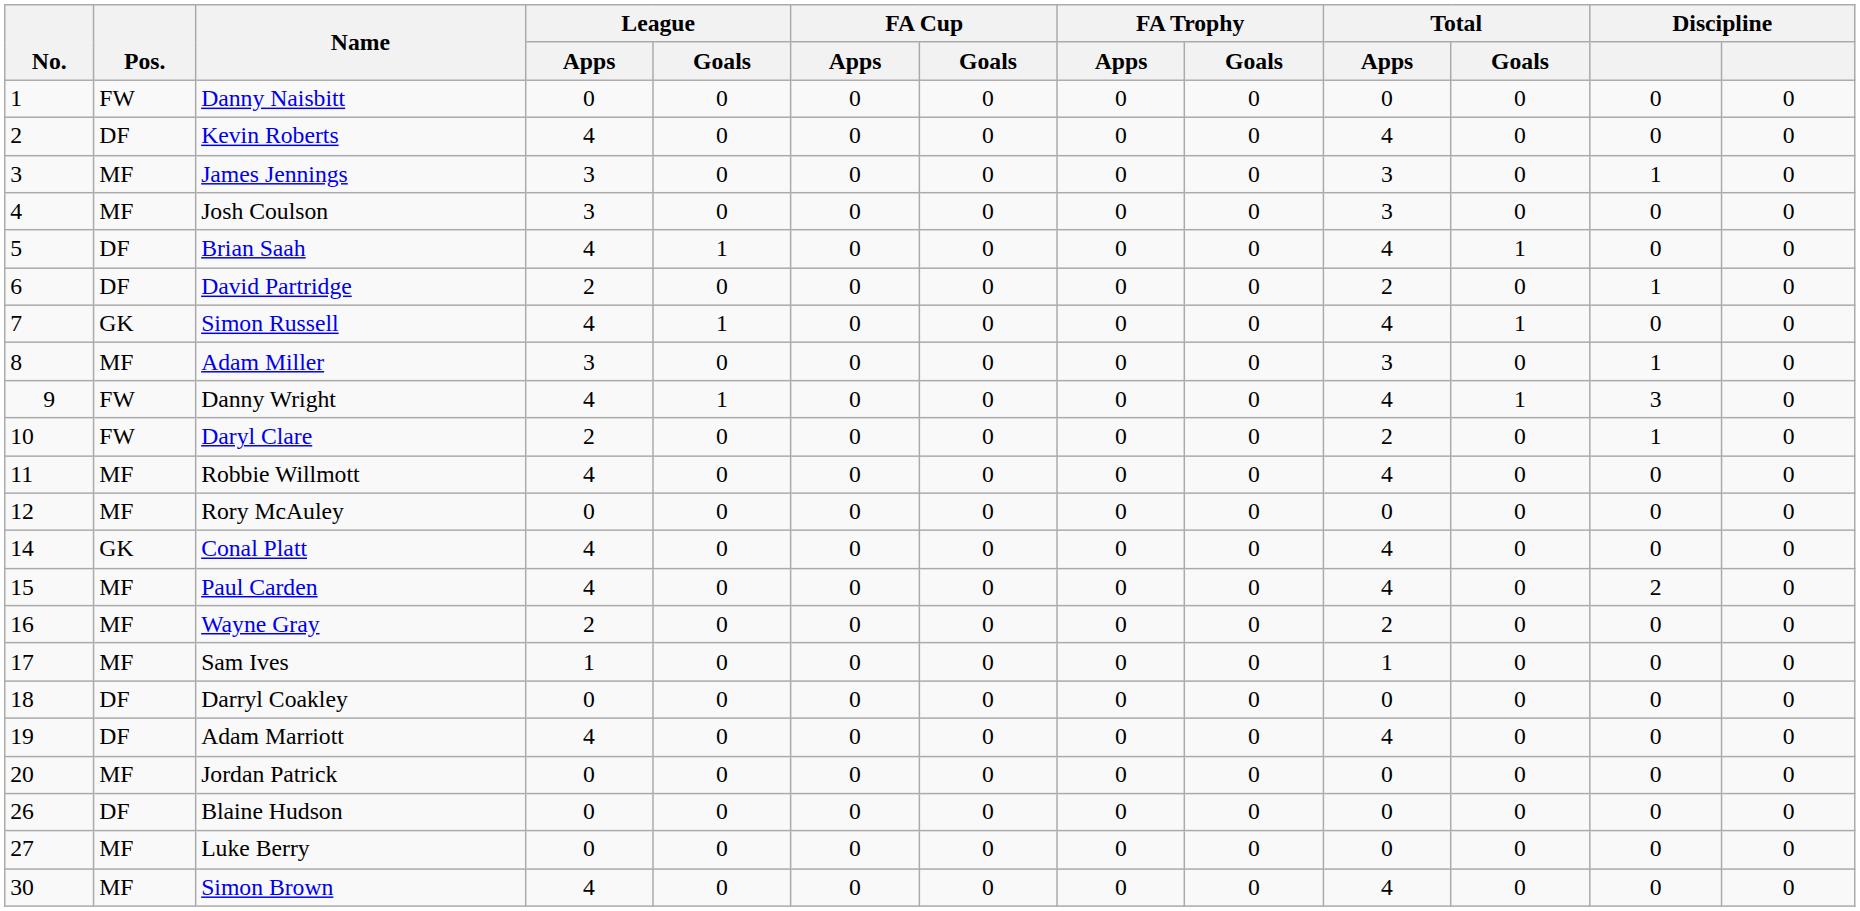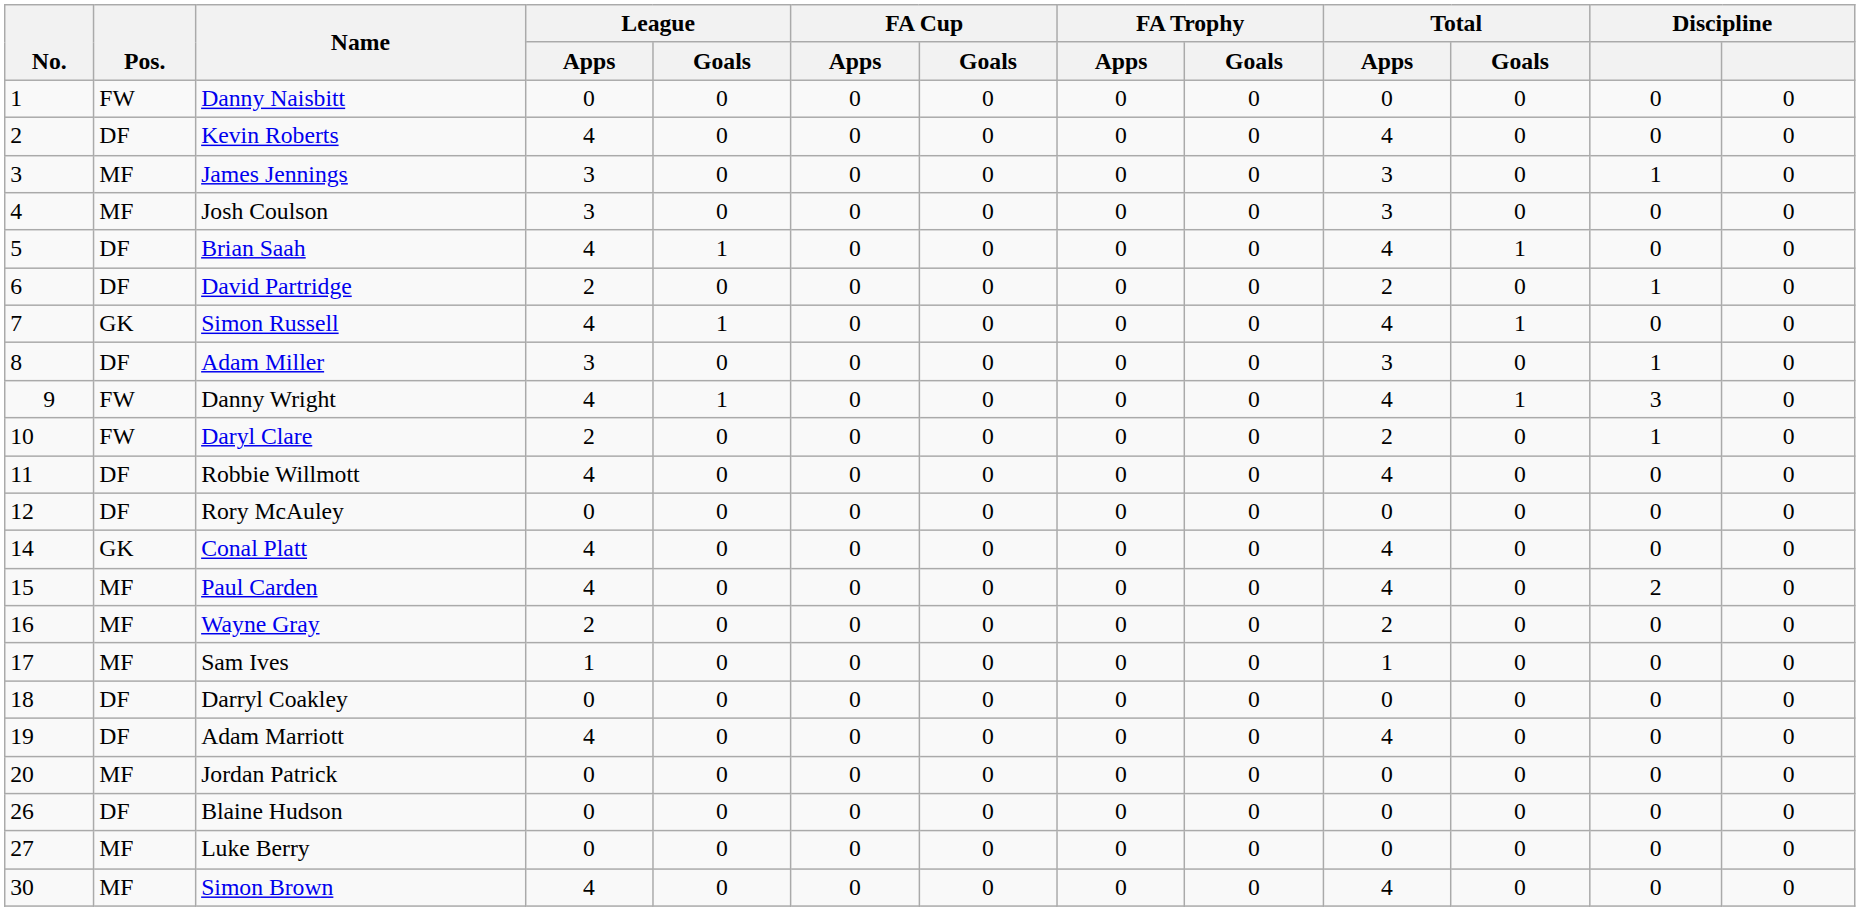(116, 361) MF -> (114, 361) DF
(116, 473) MF -> (114, 473) DF
(116, 511) MF -> (114, 511) DF
